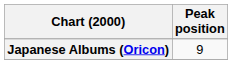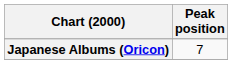(200, 49) 9 -> (200, 49) 7
